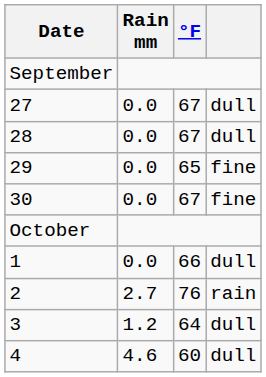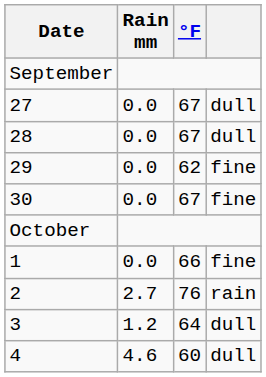(189, 168) 65 -> (189, 168) 62
(233, 262) dull -> (233, 262) fine
